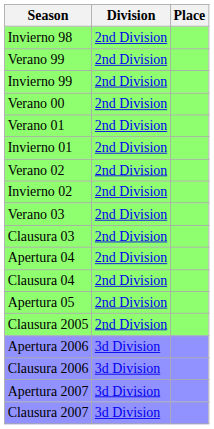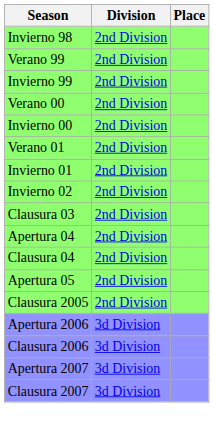+ row: (40, 125)
- row: (36, 170)
- row: (36, 214)
